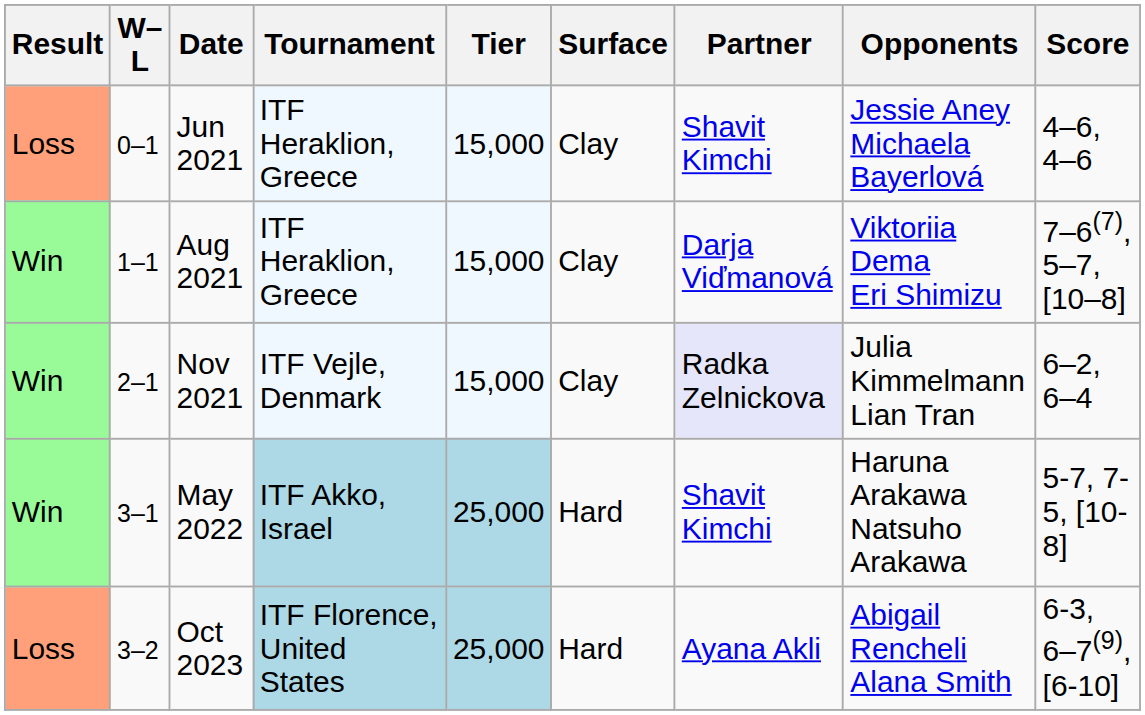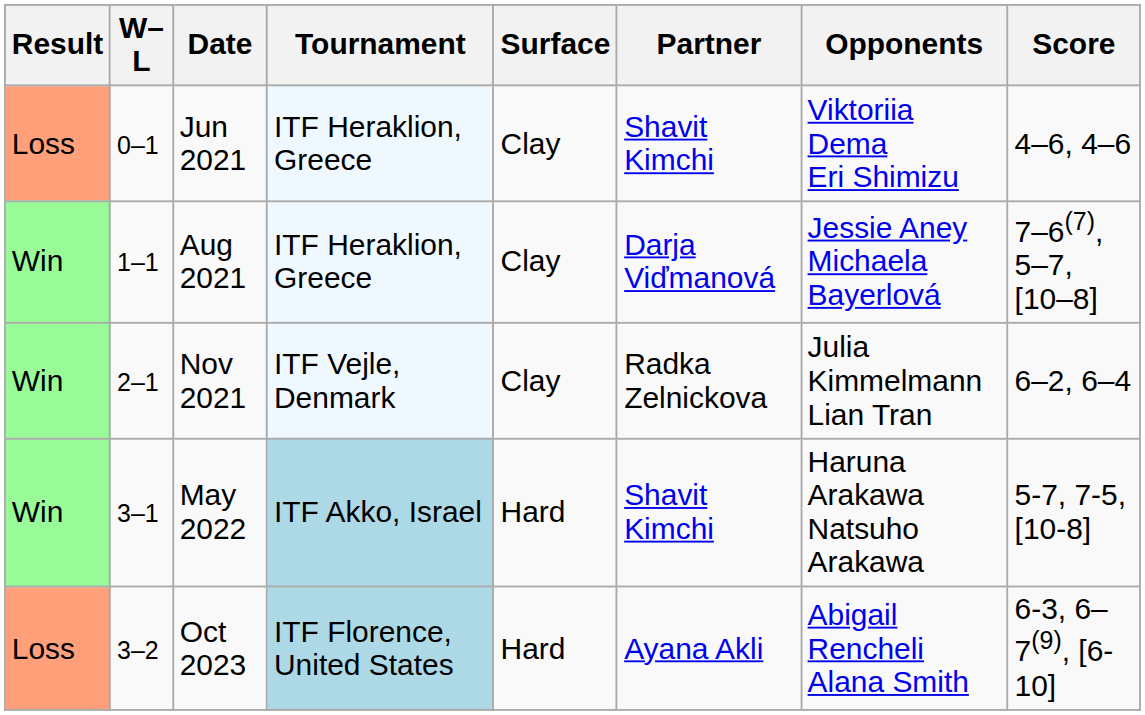- column: (499, 45)
(930, 142) Jessie Aney Michaela Bayerlová -> (883, 142) Viktoriia Dema Eri Shimizu
(926, 261) Viktoriia Dema Eri Shimizu -> (887, 261) Jessie Aney Michaela Bayerlová
(753, 380) lavender background -> (696, 380) no background
